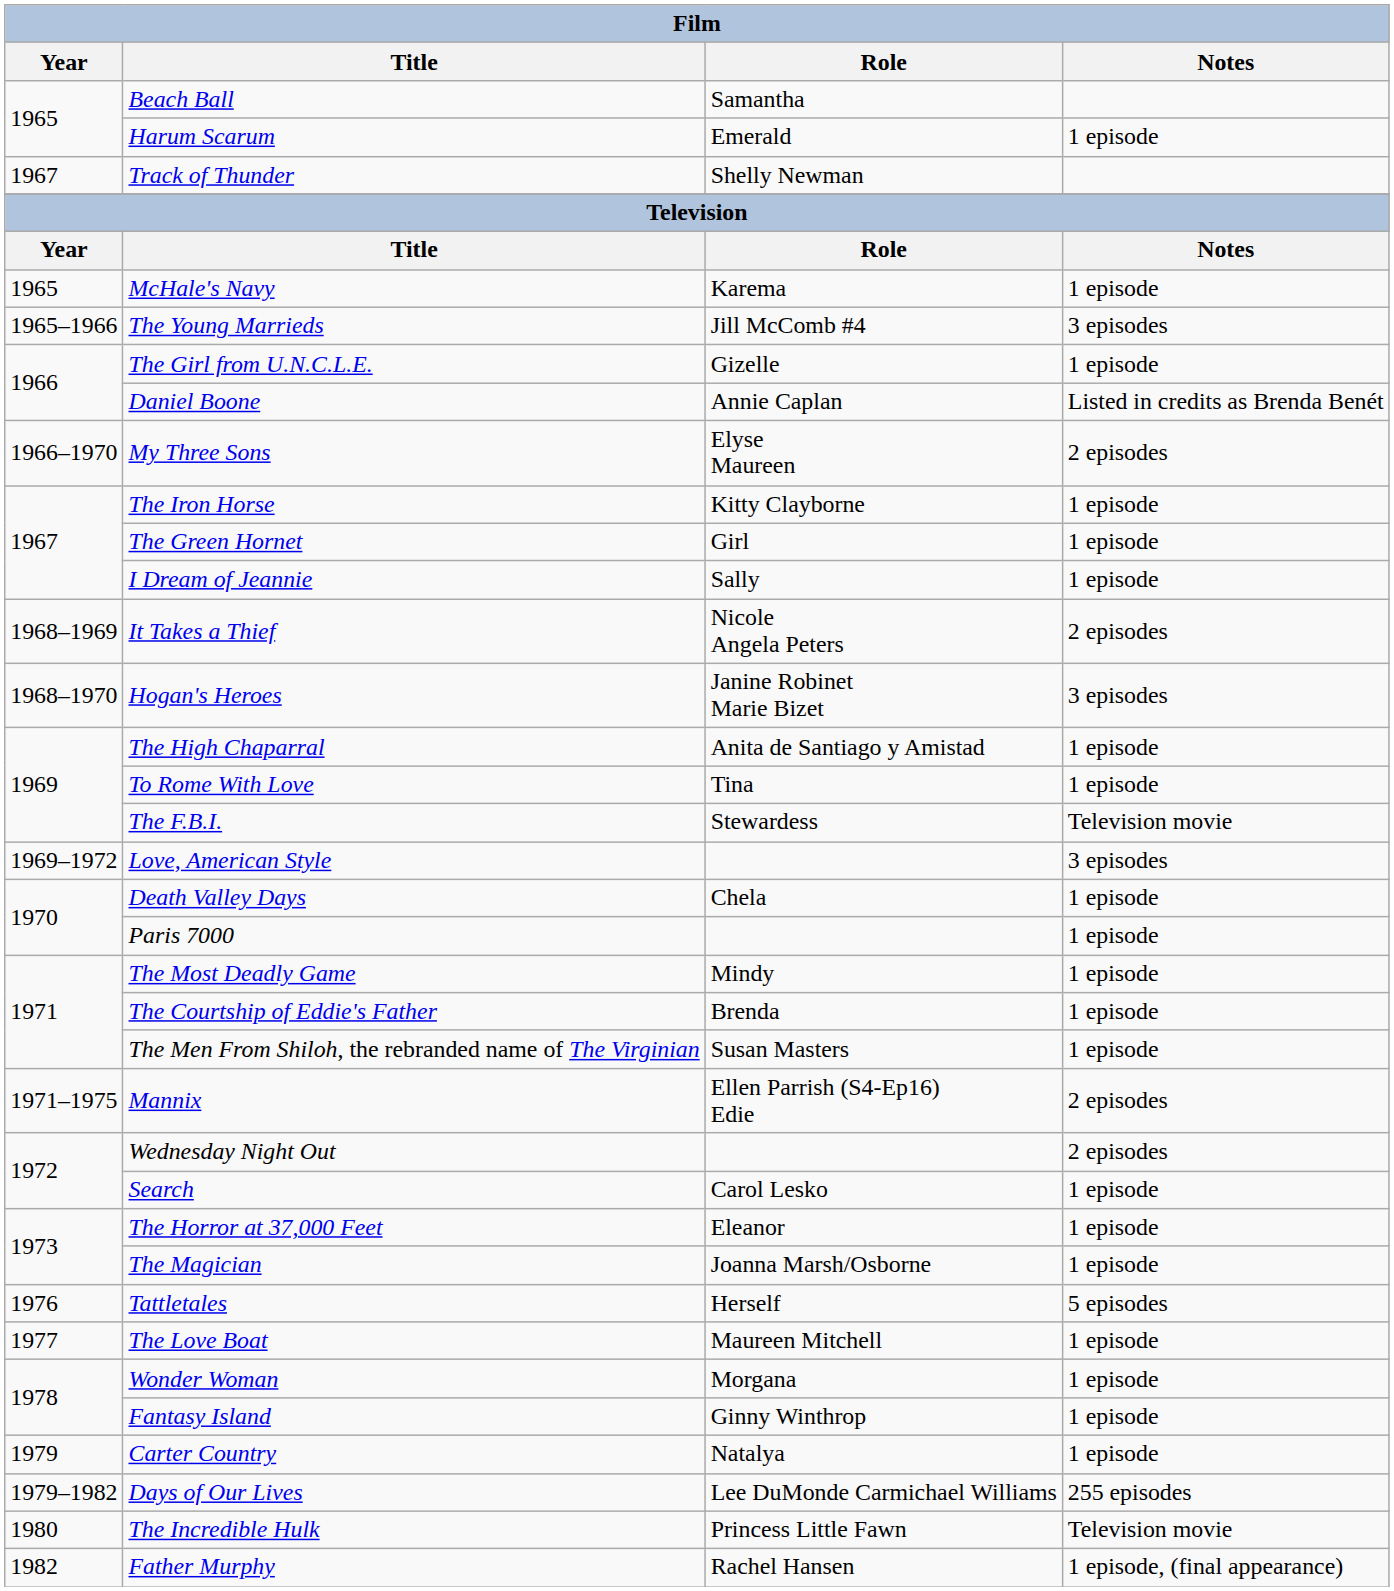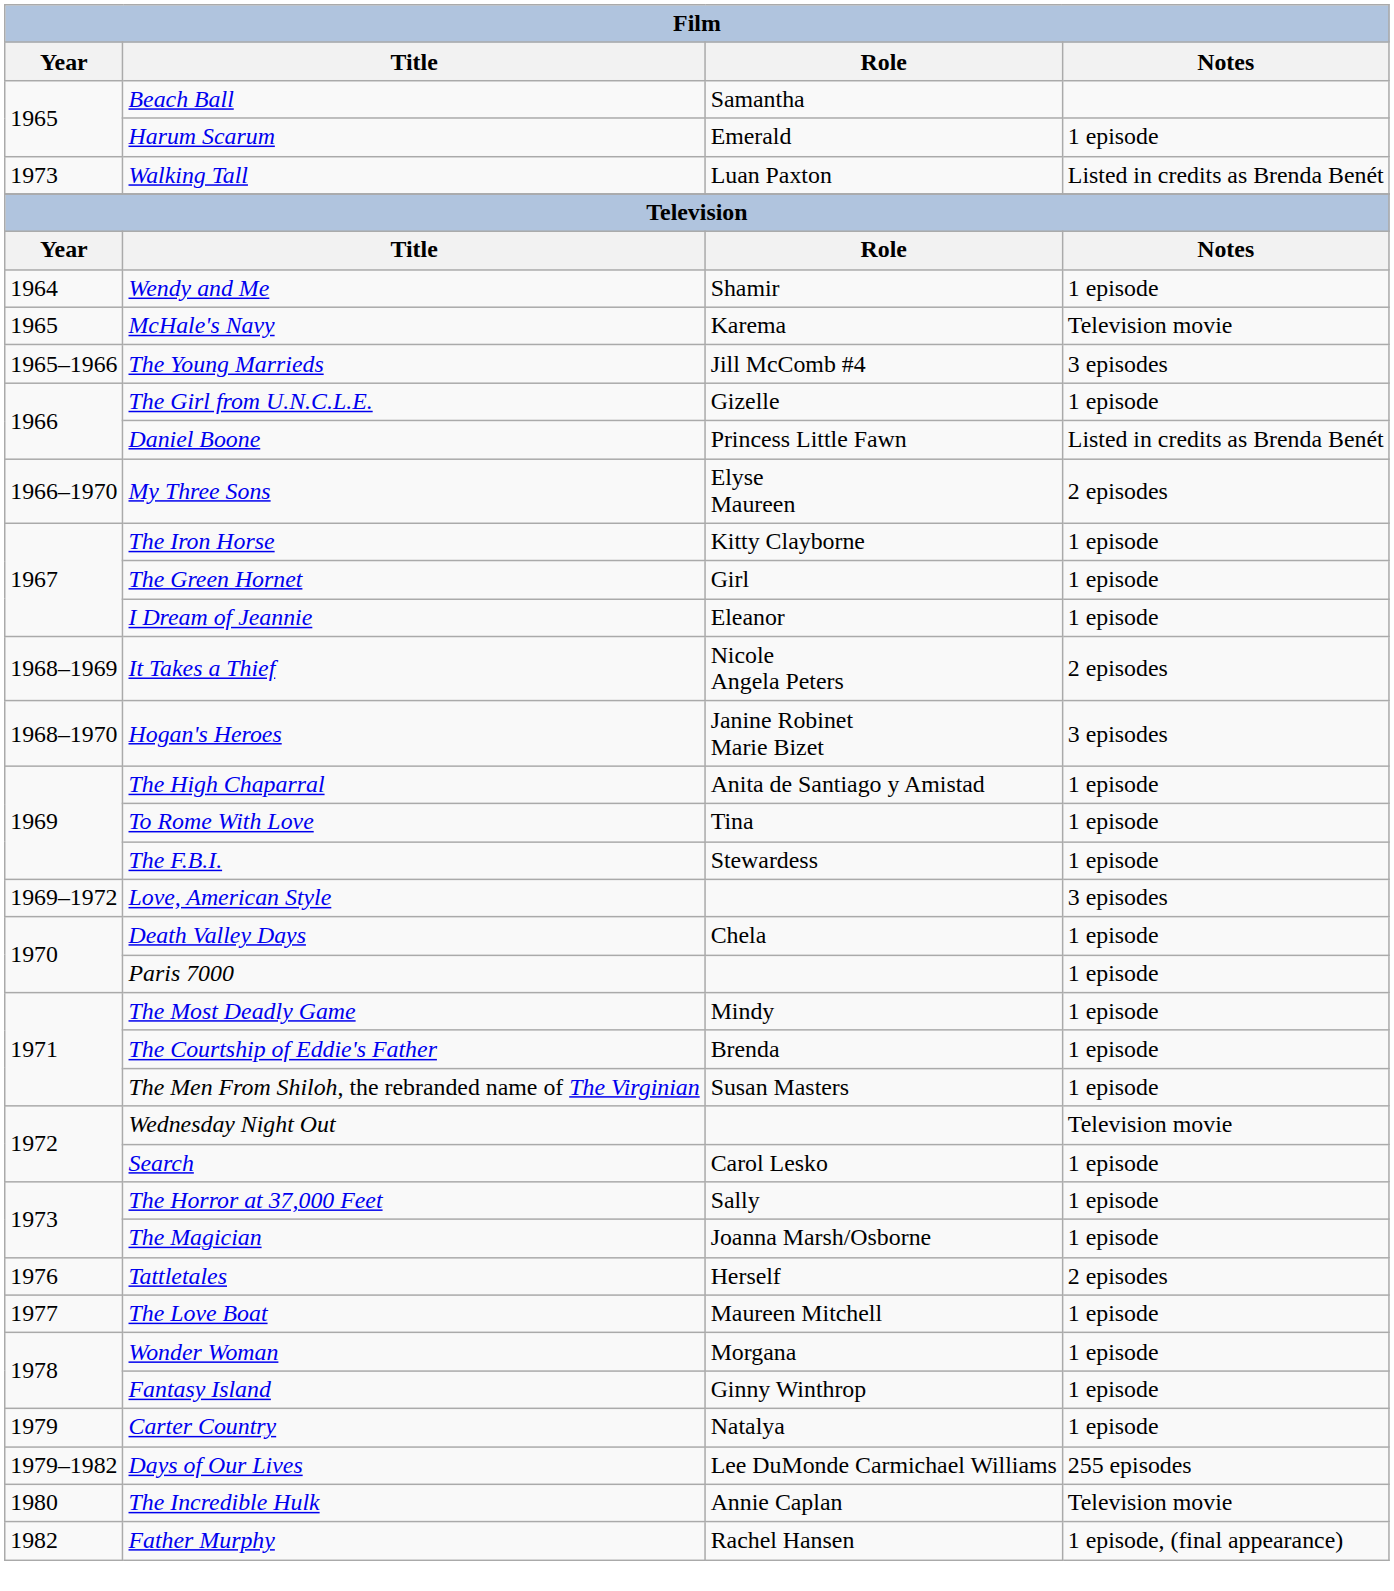- row: (211, 174)
+ row: (188, 174)
+ row: (199, 288)
(1113, 288) 1 episode -> (1150, 325) Television movie
(777, 401) Annie Caplan -> (809, 439) Princess Little Fawn
(735, 579) Sally -> (748, 617) Eleanor
(1150, 822) Television movie -> (1113, 860) 1 episode
- row: (165, 1100)
(1118, 1151) 2 episodes -> (1150, 1124) Television movie
(748, 1227) Eleanor -> (735, 1200) Sally
(1118, 1302) 5 episodes -> (1118, 1275) 2 episodes
(809, 1529) Princess Little Fawn -> (777, 1502) Annie Caplan
